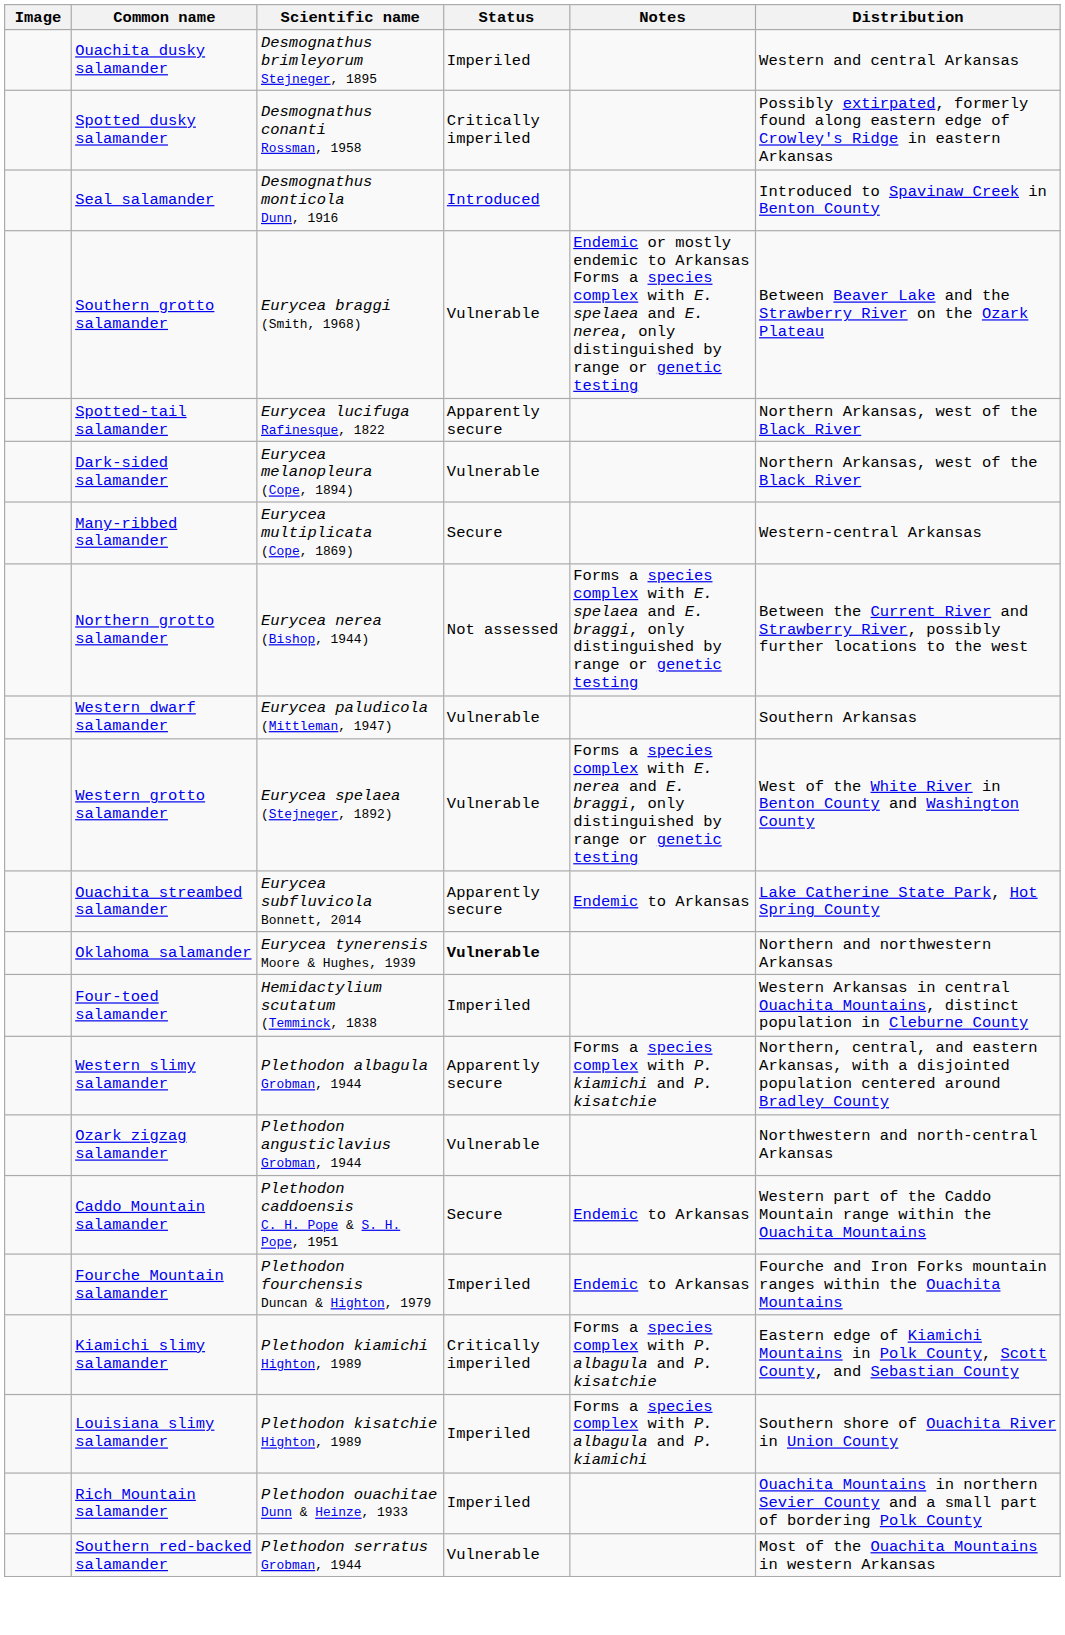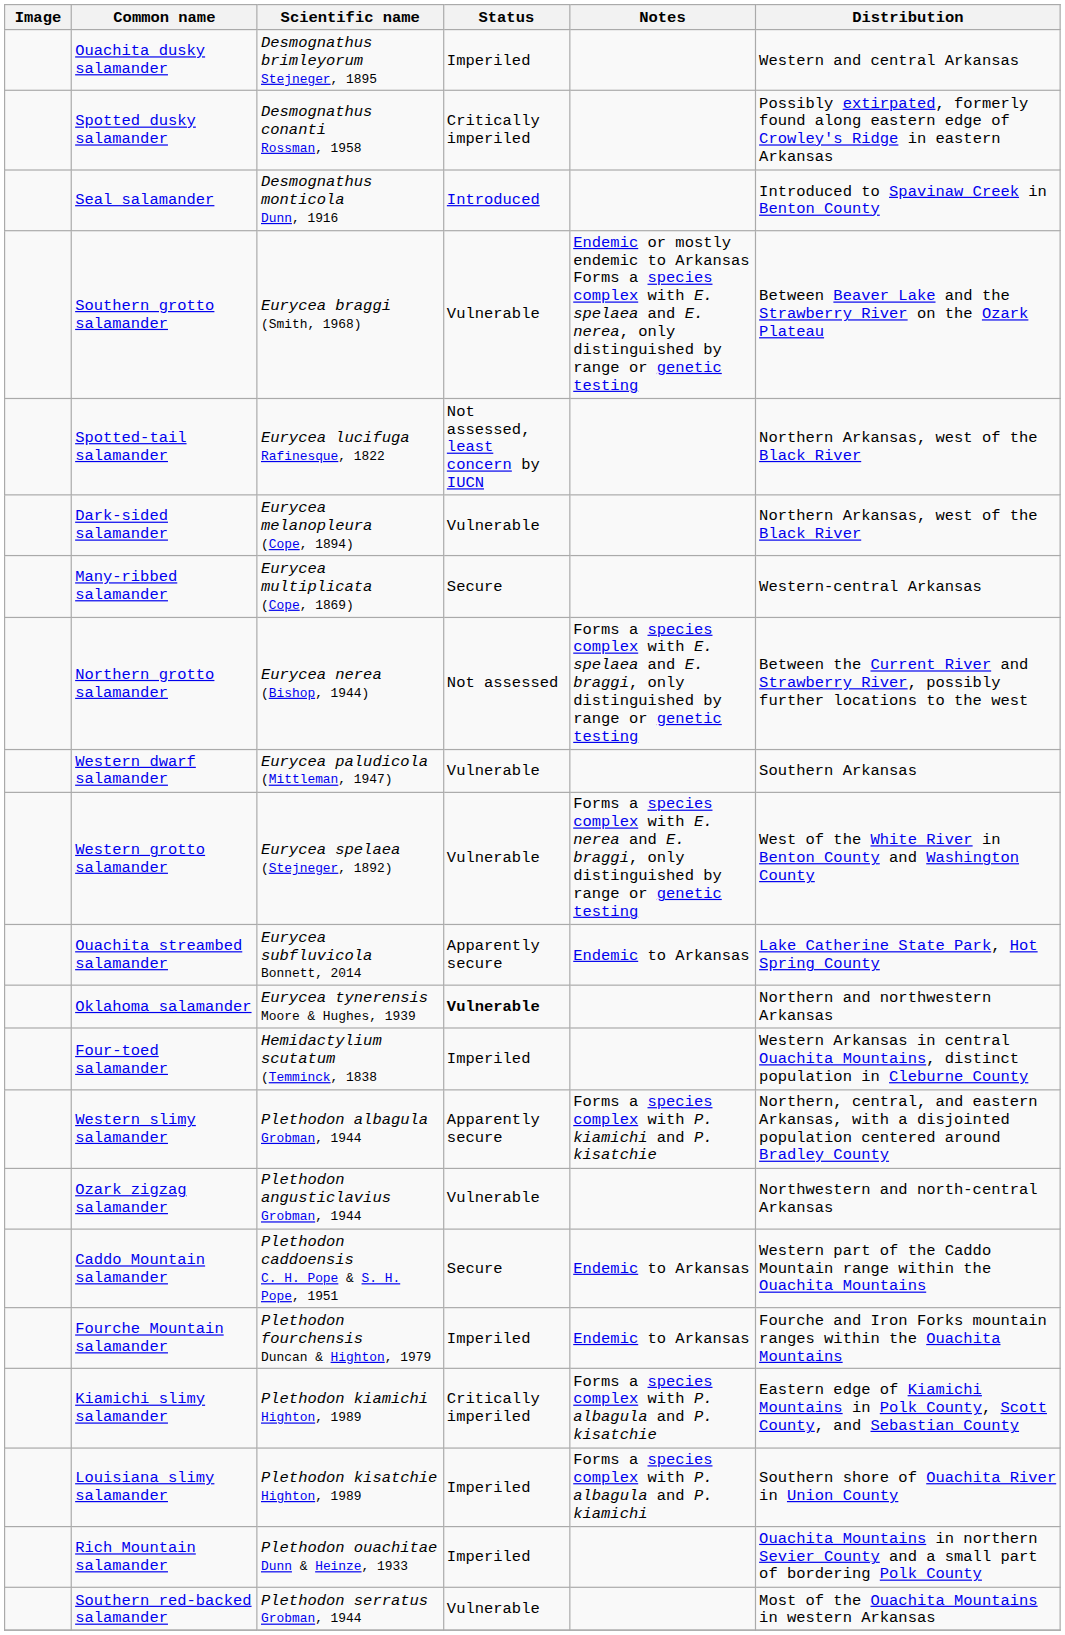(493, 420) Apparently secure -> (493, 447) Not assessed, least concern by IUCN
